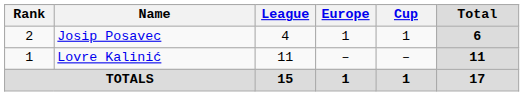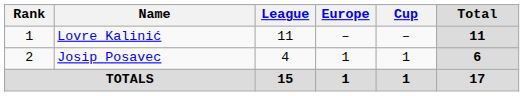rows swapped: (109, 59) <-> (109, 37)
